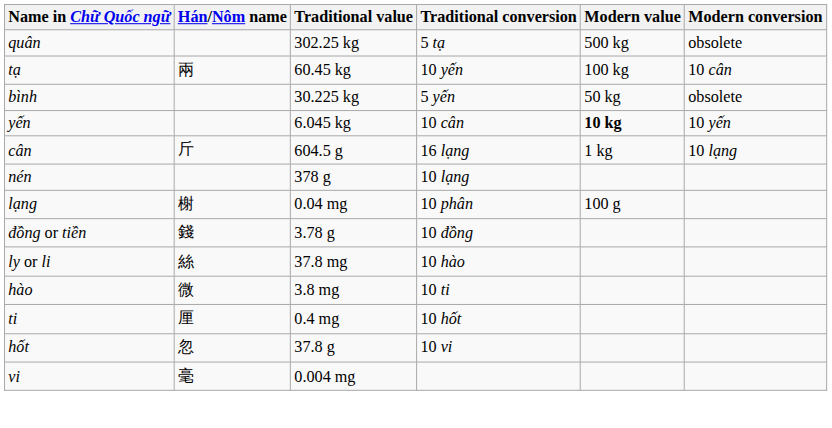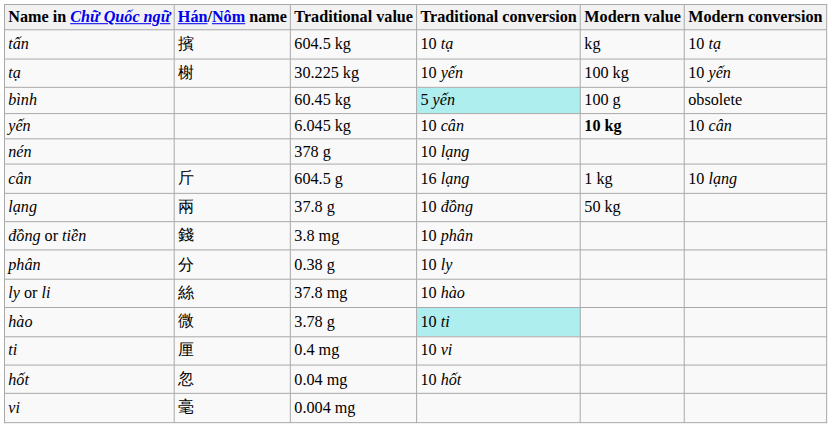+ row: (19, 44)
- row: (24, 42)
(186, 69) 兩 -> (186, 72) 榭
(323, 70) 60.45 kg -> (327, 73) 30.225 kg
(710, 70) 10 cân -> (710, 73) 10 yến
(327, 97) 30.225 kg -> (323, 100) 60.45 kg
(438, 97) no background -> (438, 100) paleturquoise background
(602, 97) 50 kg -> (602, 100) 100 g
(710, 122) 10 yến -> (710, 125) 10 cân
rows swapped: (20, 150) <-> (20, 177)
(186, 203) 榭 -> (186, 206) 兩
(321, 204) 0.04 mg -> (315, 207) 37.8 g
(447, 204) 10 phân -> (447, 207) 10 đồng
(602, 204) 100 g -> (602, 207) 50 kg
(315, 232) 3.78 g -> (317, 235) 3.8 mg
(447, 232) 10 đồng -> (447, 235) 10 phân
+ row: (24, 264)
(317, 290) 3.8 mg -> (315, 321) 3.78 g
(435, 290) no background -> (435, 321) paleturquoise background
(441, 318) 10 hốt -> (436, 350) 10 vi
(315, 347) 37.8 g -> (321, 379) 0.04 mg
(436, 347) 10 vi -> (441, 379) 10 hốt
